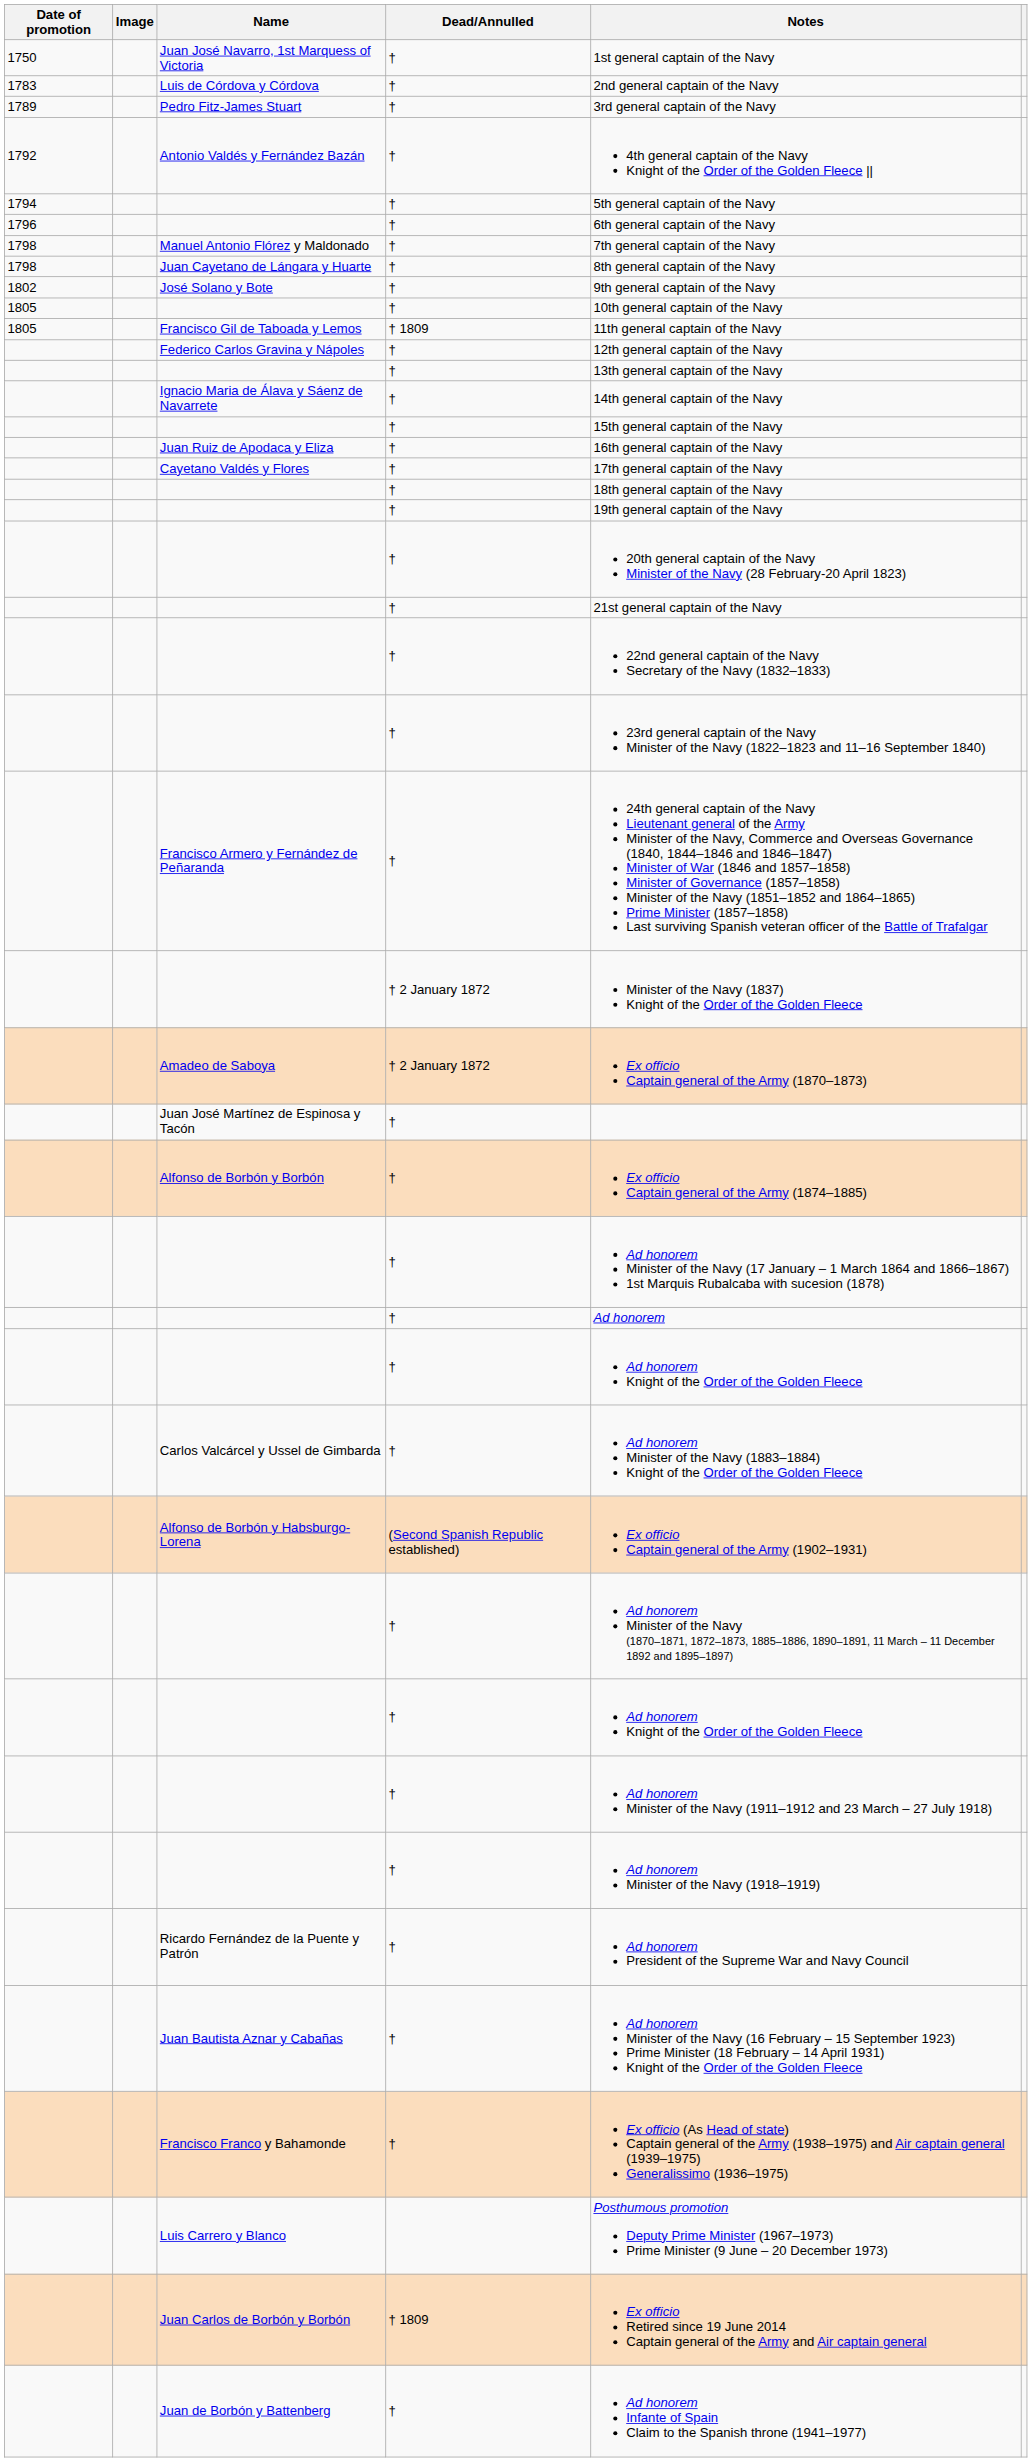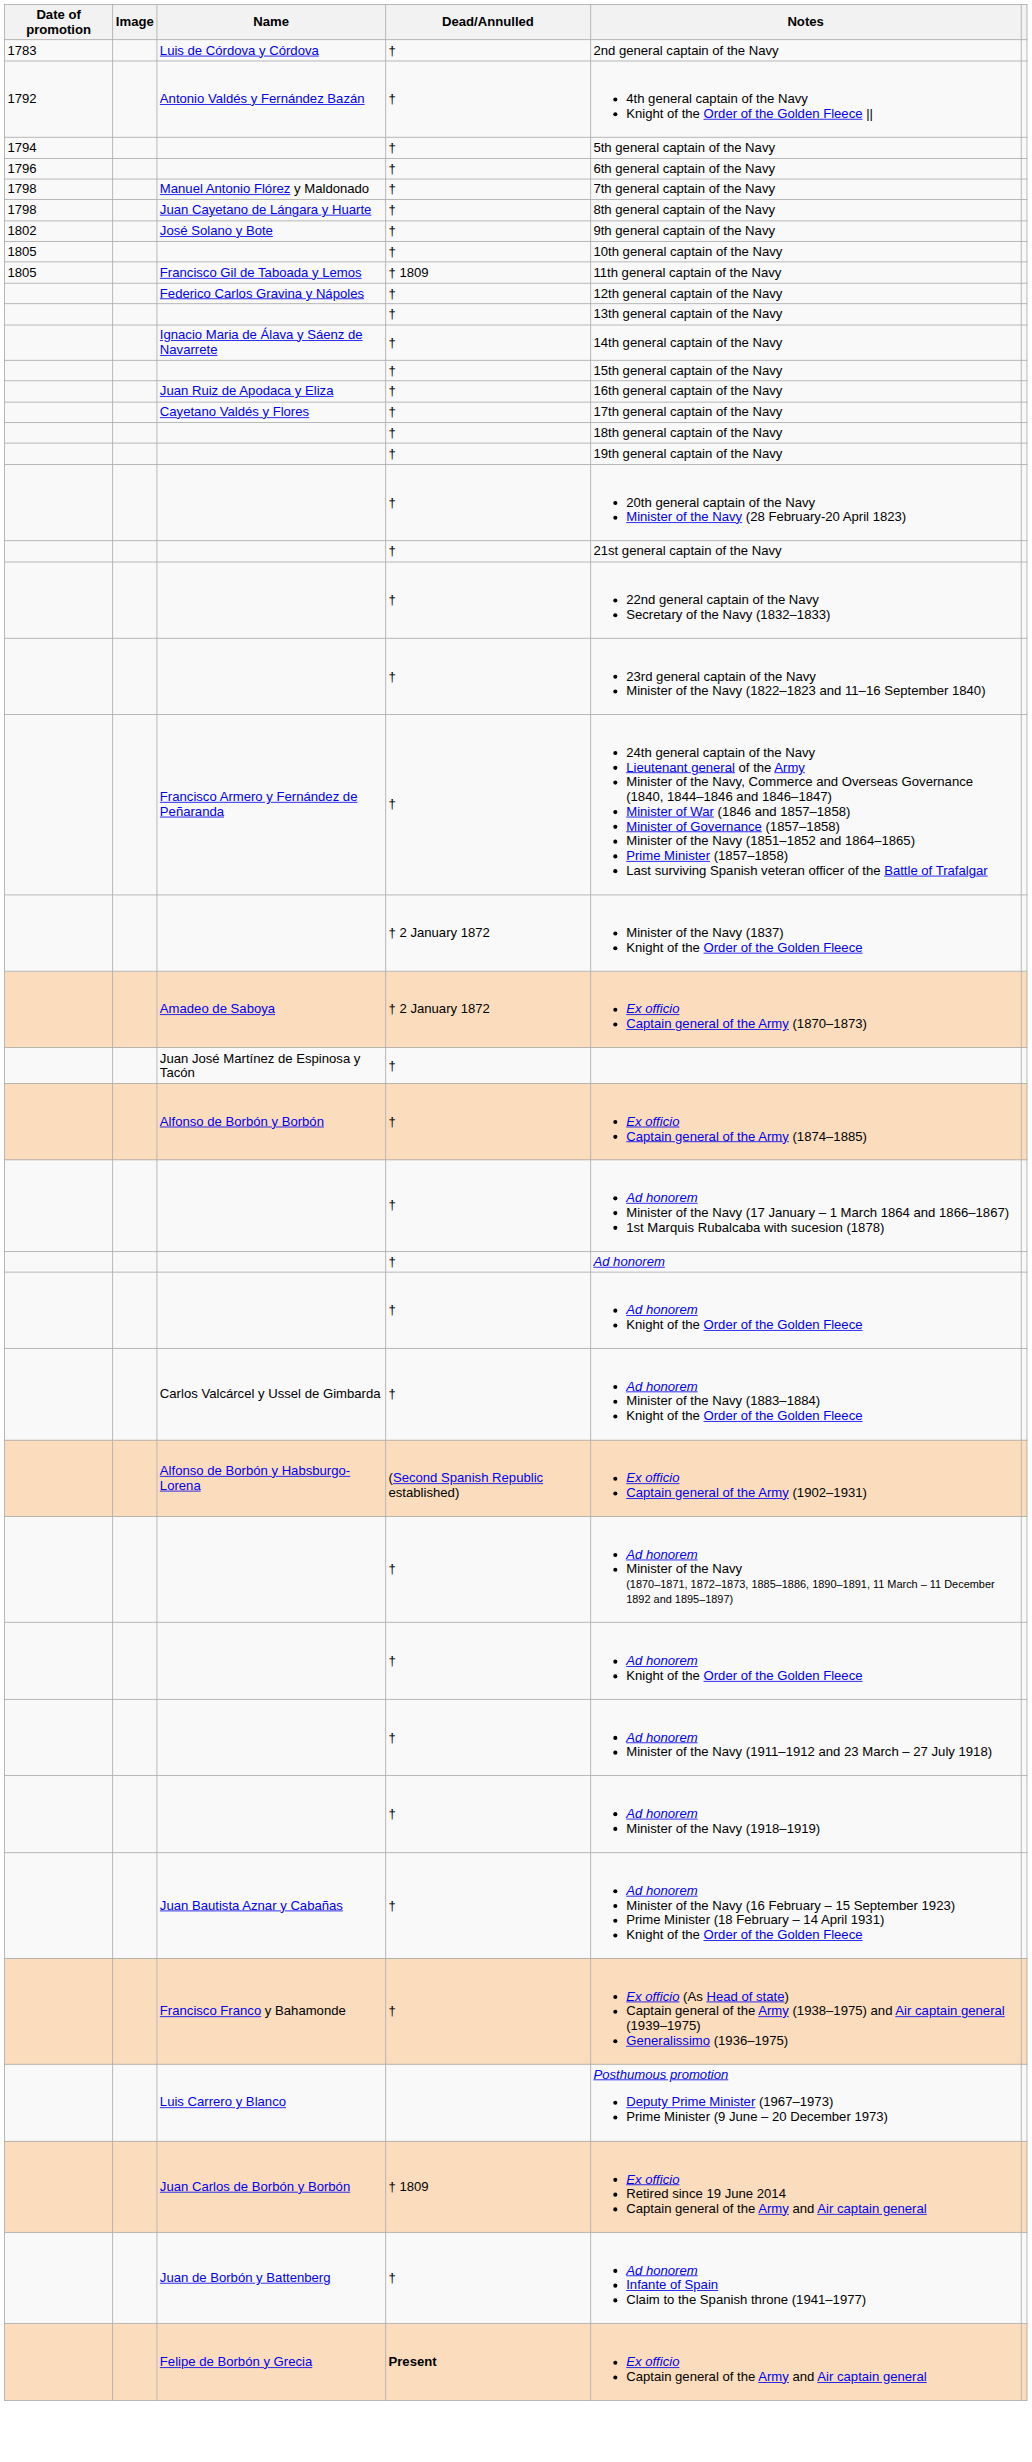- row: (22, 57)
- row: (22, 106)
- row: (59, 1947)
+ row: (59, 2362)
